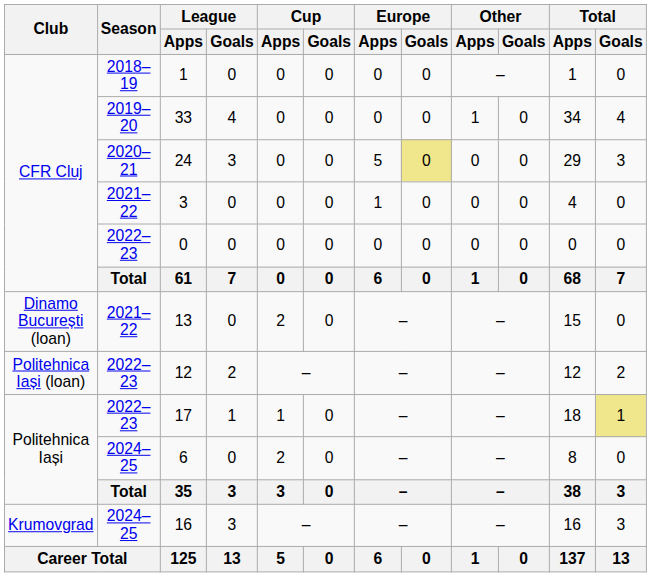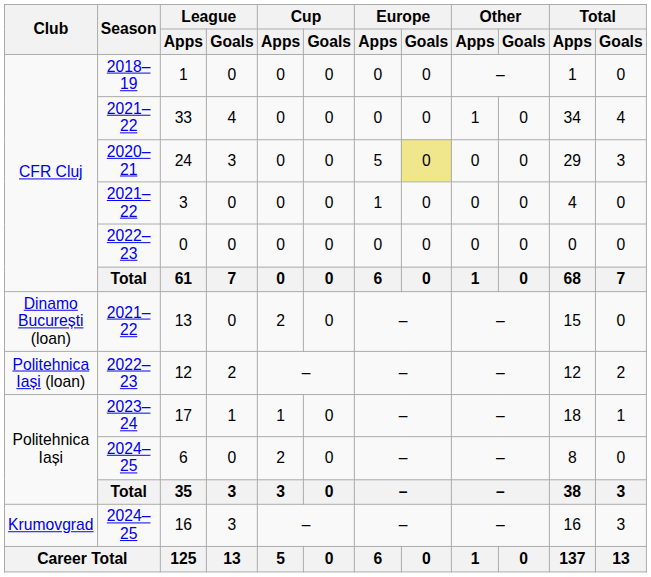(129, 117) 2019–20 -> (129, 117) 2021–22
(129, 415) 2022–23 -> (129, 415) 2023–24
(621, 415) khaki background -> (621, 415) no background
